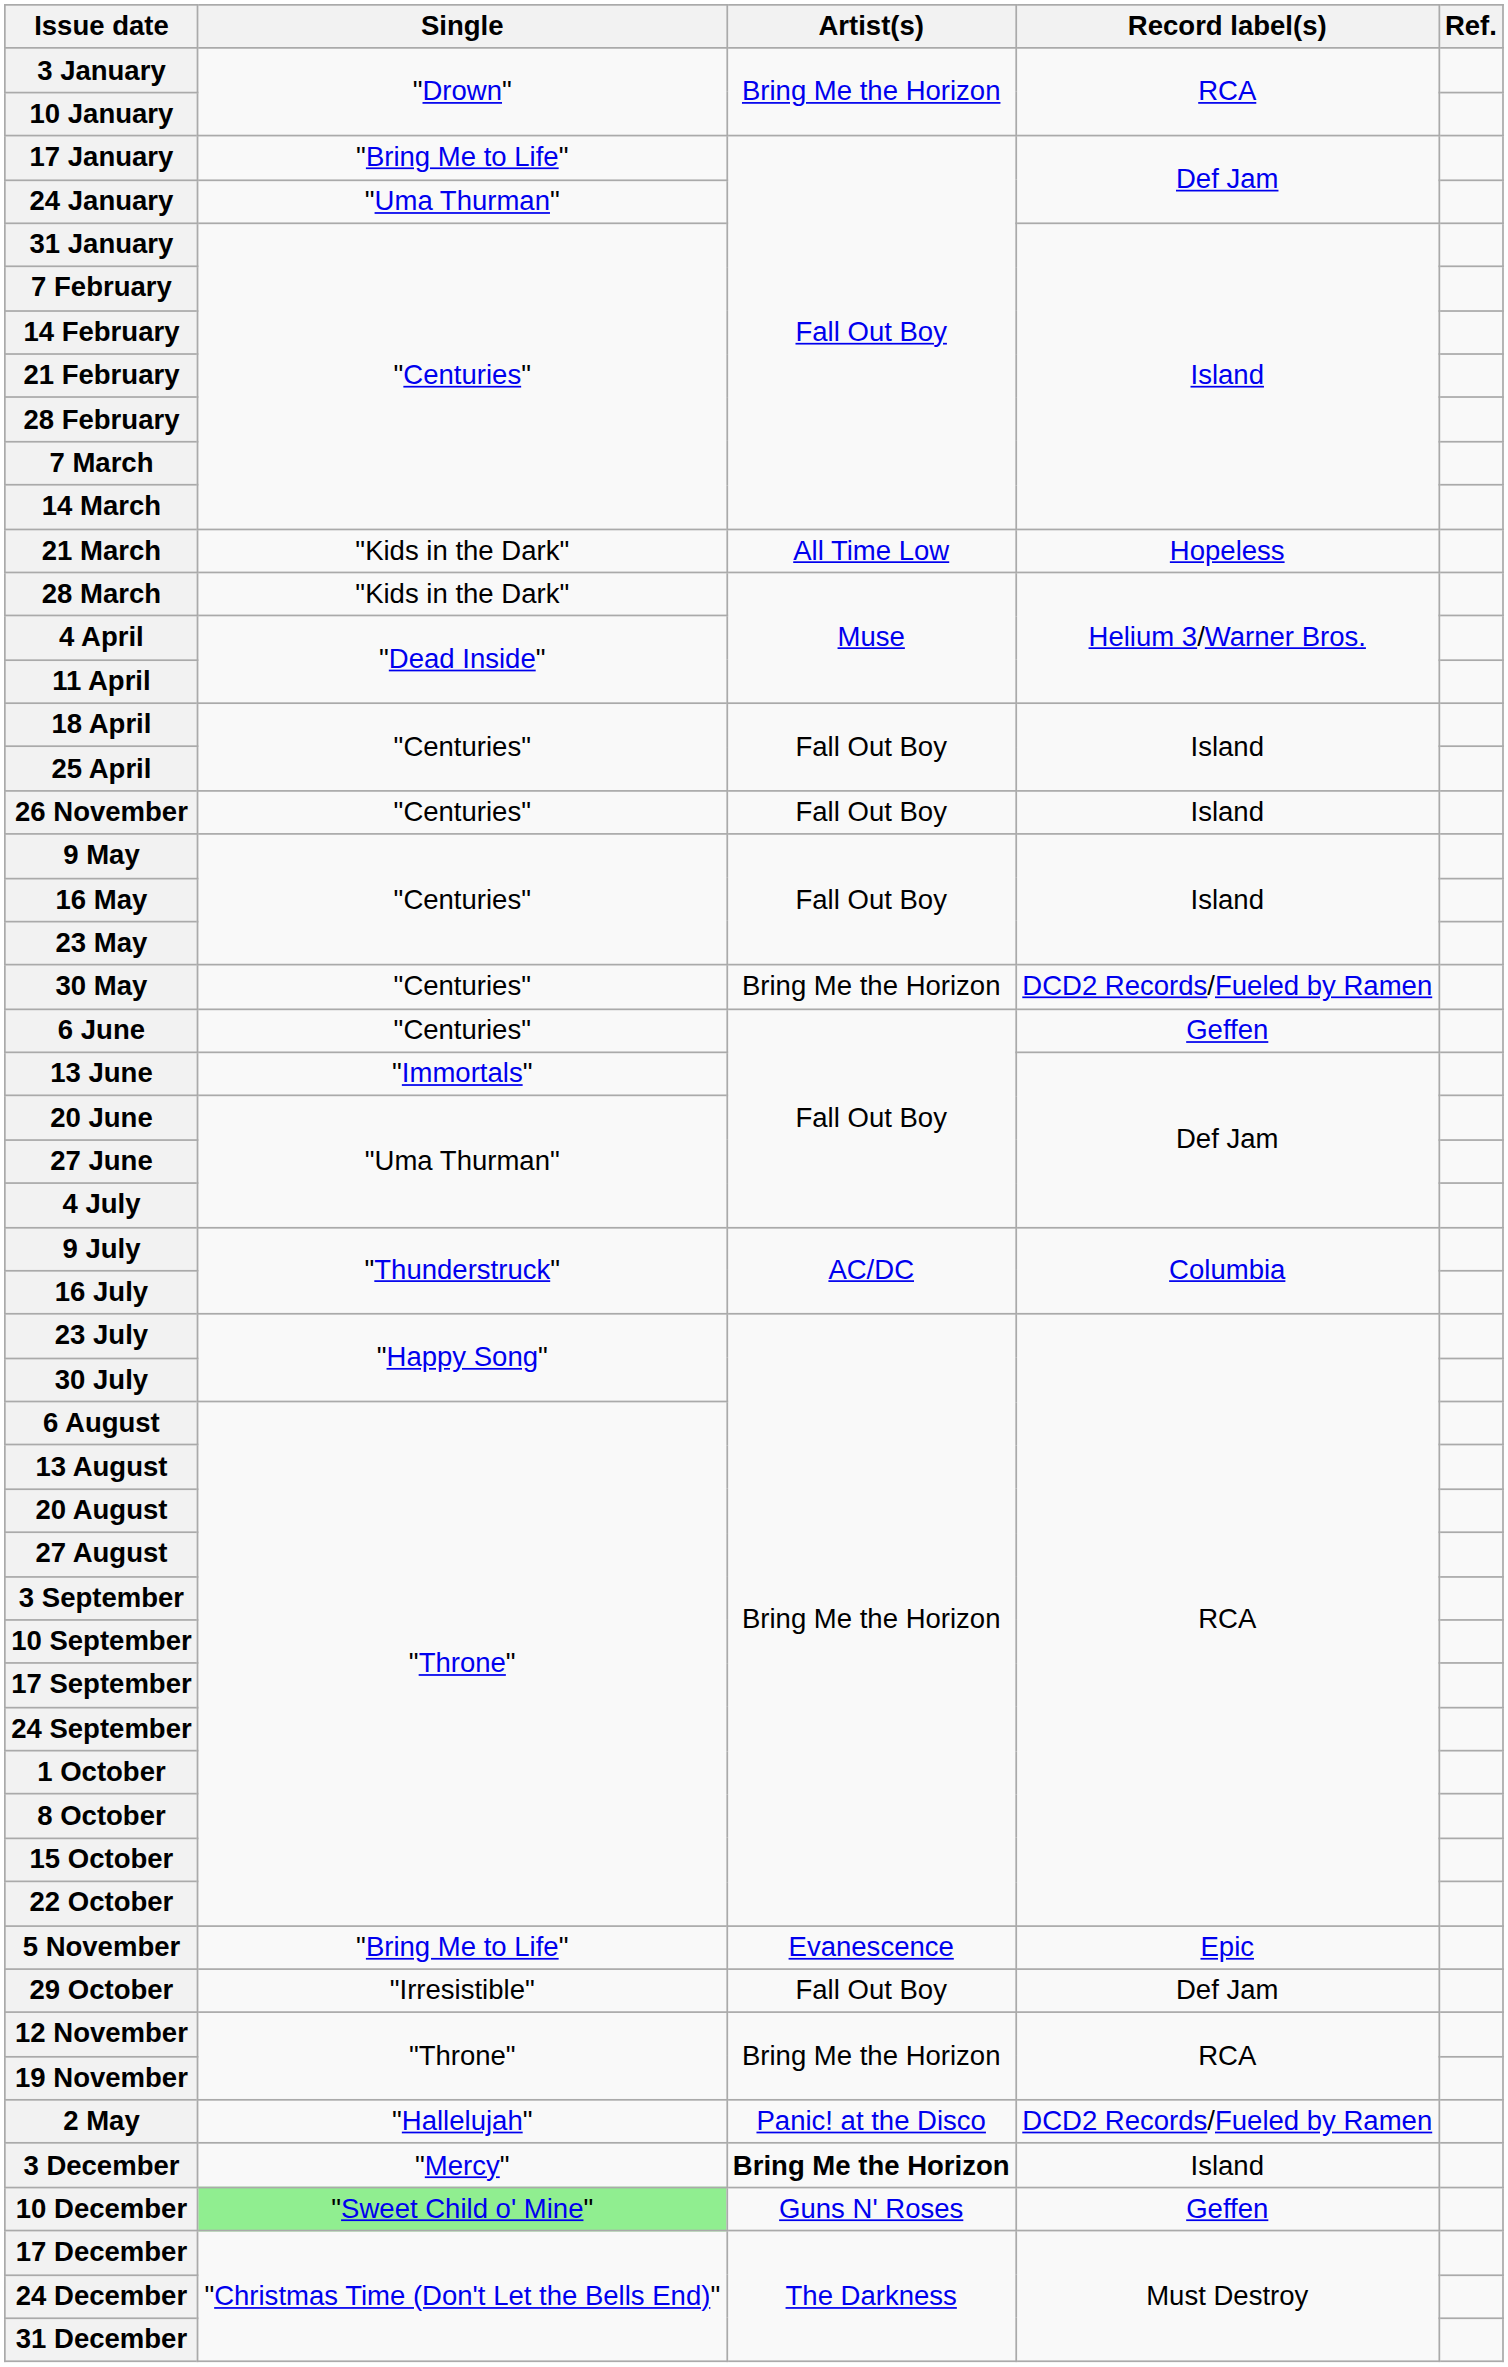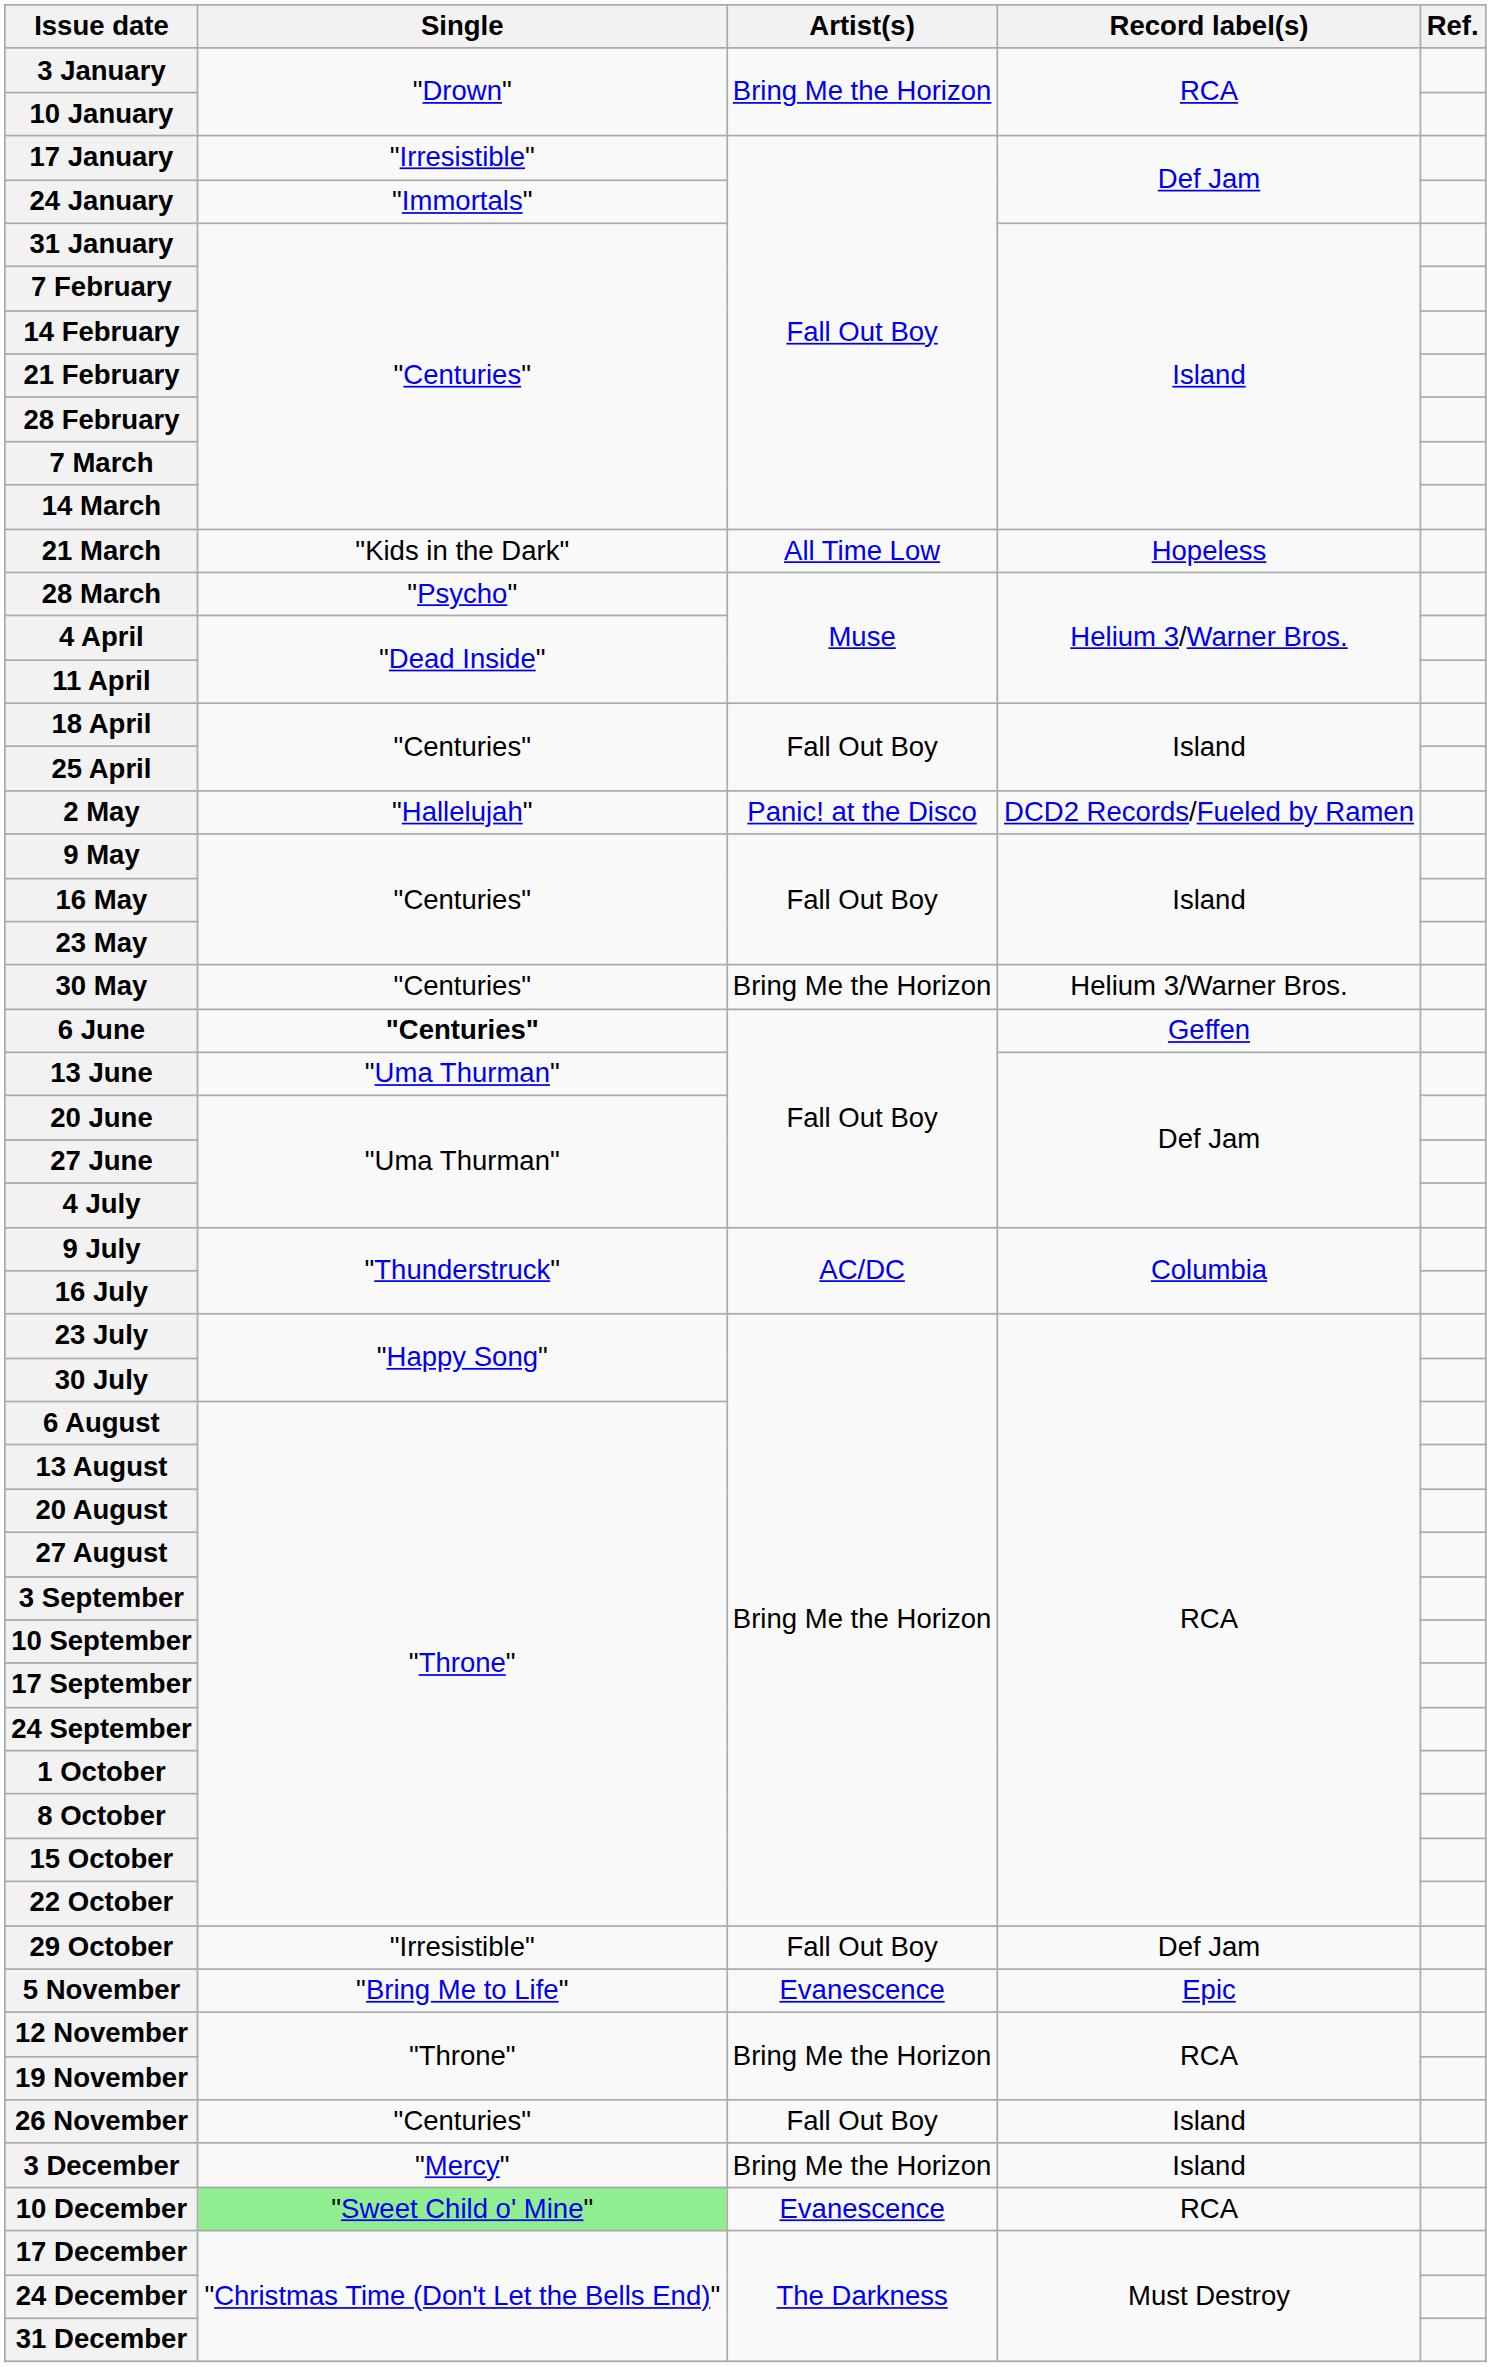(462, 157) "Bring Me to Life" -> (462, 157) "Irresistible"
(462, 200) "Uma Thurman" -> (462, 200) "Immortals"
(462, 593) "Kids in the Dark" -> (462, 593) "Psycho"
rows swapped: (101, 2121) <-> (101, 811)
(1227, 986) DCD2 Records/Fueled by Ramen -> (1209, 986) Helium 3/Warner Bros.
(462, 1030) normal -> (462, 1030) bold
(462, 1073) "Immortals" -> (462, 1073) "Uma Thurman"
rows swapped: (101, 1990) <-> (101, 1946)
(871, 2164) bold -> (862, 2164) normal
(871, 2208) Guns N' Roses -> (862, 2208) Evanescence
(1227, 2208) Geffen -> (1209, 2208) RCA
